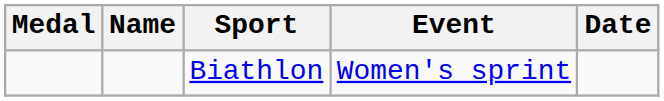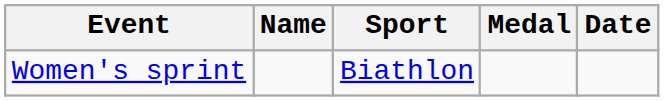columns swapped: (54, 28) <-> (454, 28)
